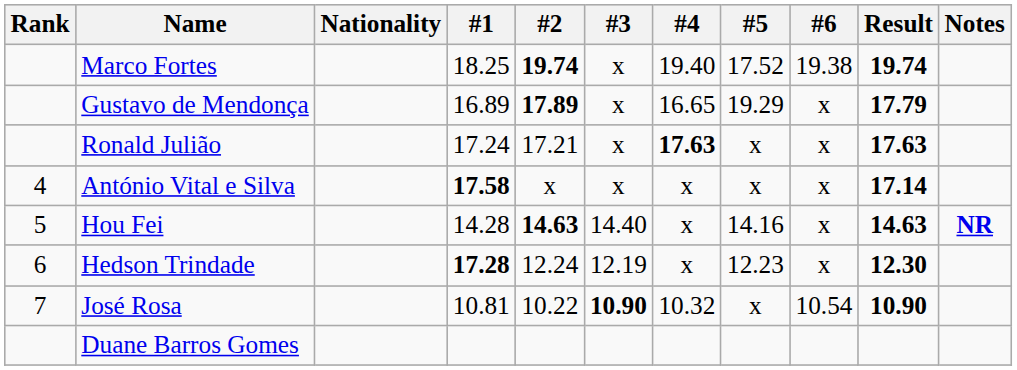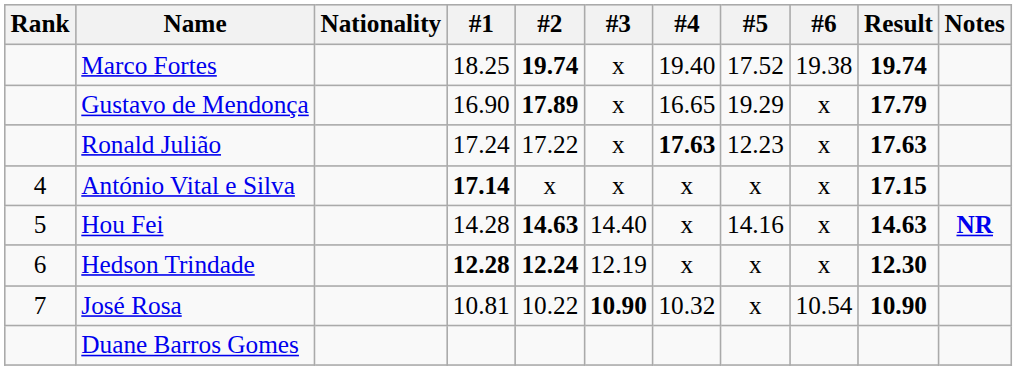(481, 104) 16.89 -> (481, 104) 16.90
(550, 144) 17.21 -> (550, 144) 17.22
(755, 144) x -> (755, 144) 12.23
(481, 184) 17.58 -> (481, 184) 17.14
(898, 184) 17.14 -> (898, 184) 17.15
(481, 265) 17.28 -> (481, 265) 12.28
(550, 265) normal -> (550, 265) bold
(755, 265) 12.23 -> (755, 265) x
